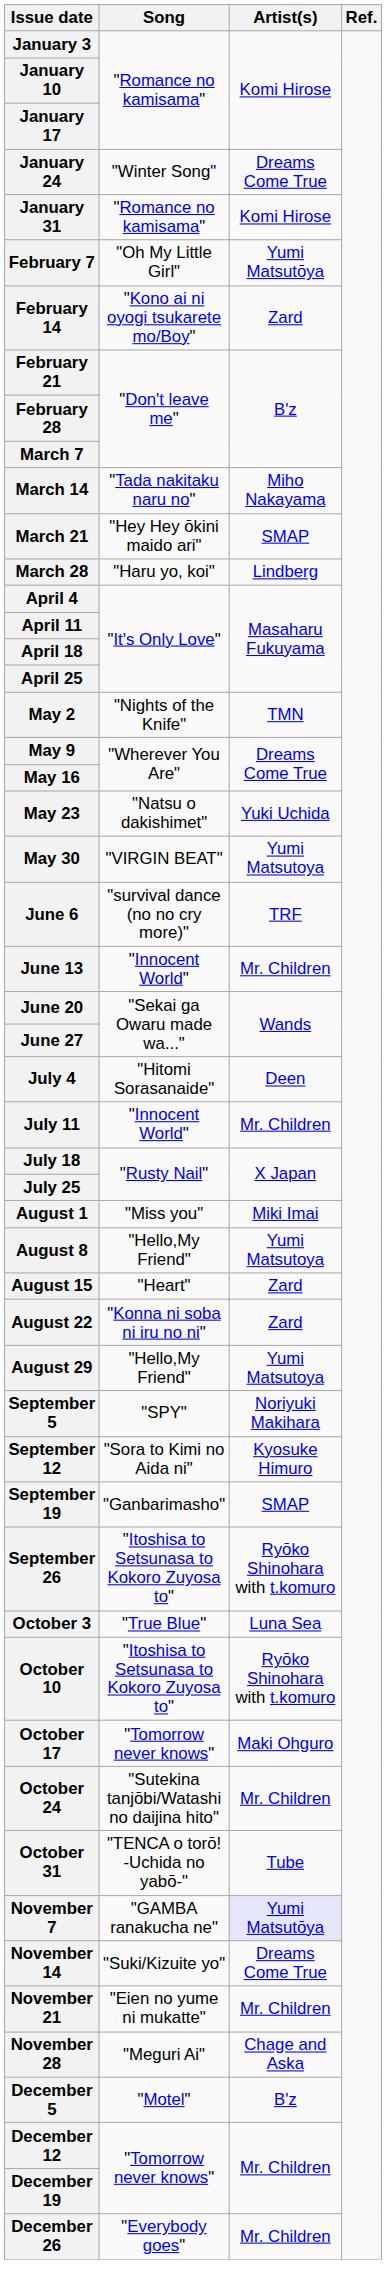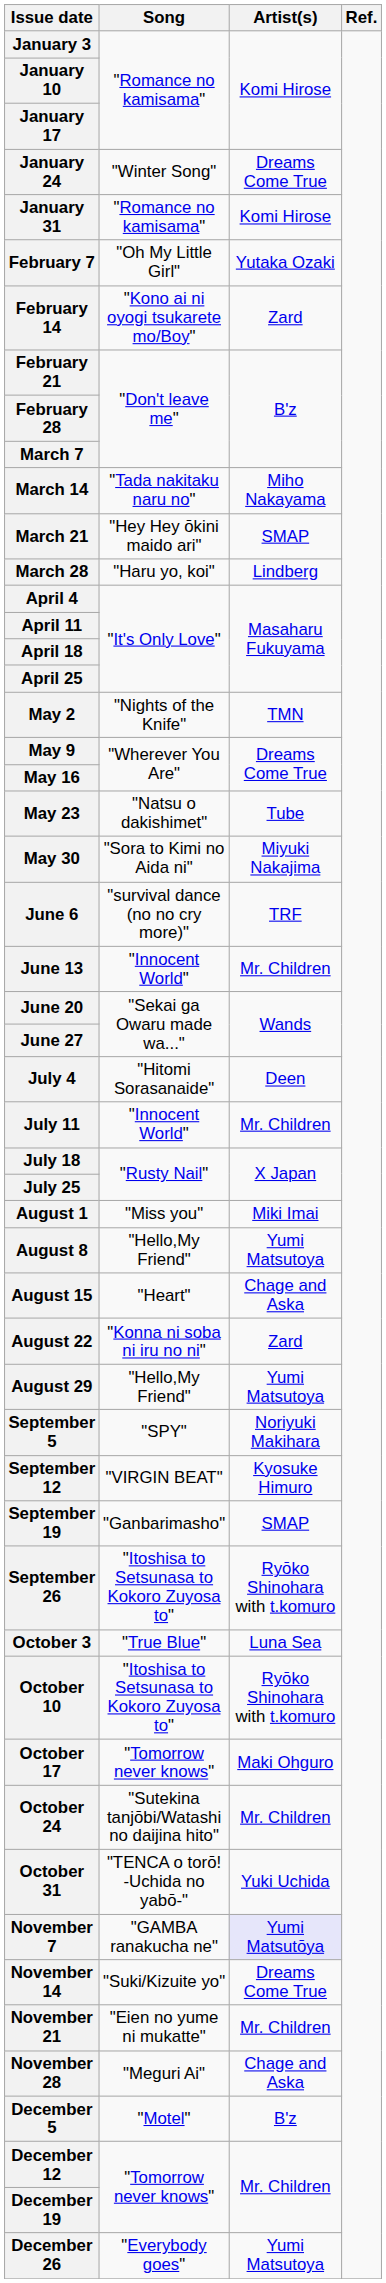(285, 262) Yumi Matsutōya -> (285, 262) Yutaka Ozaki
(285, 813) Yuki Uchida -> (285, 813) Tube
(164, 859) "VIRGIN BEAT" -> (164, 859) "Sora to Kimi no Aida ni"
(285, 859) Yumi Matsutoya -> (285, 859) Miyuki Nakajima
(285, 1286) Zard -> (285, 1295) Chage and Aska
(164, 1458) "Sora to Kimi no Aida ni" -> (164, 1477) "VIRGIN BEAT"
(285, 1862) Tube -> (285, 1881) Yuki Uchida
(285, 2236) Mr. Children -> (285, 2255) Yumi Matsutoya
